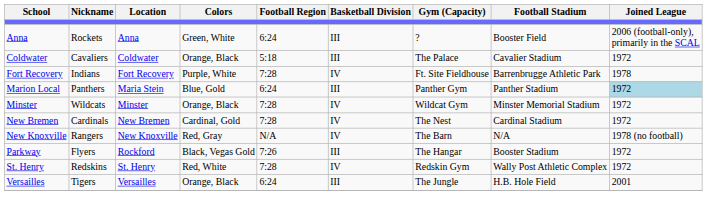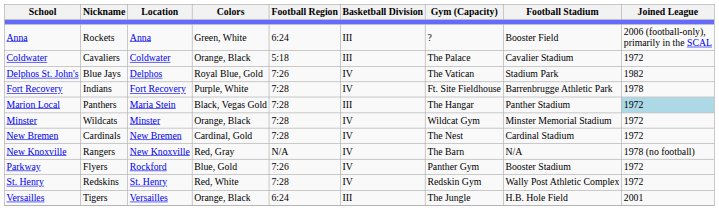+ row: (43, 74)
(204, 89) Blue, Gold -> (231, 105) Black, Vegas Gold
(268, 89) 6:24 -> (280, 105) 7:28
(441, 89) Panther Gym -> (451, 105) The Hangar
(219, 151) Black, Vegas Gold -> (216, 167) Blue, Gold
(335, 151) III -> (348, 167) IV
(439, 151) The Hangar -> (453, 167) Panther Gym
